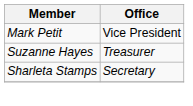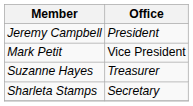+ row: (54, 33)
